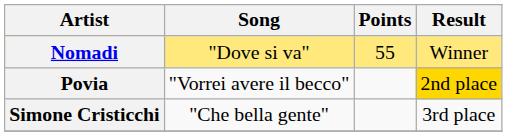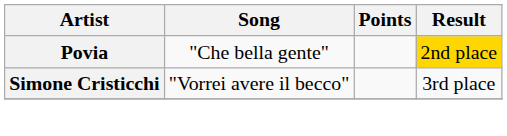- row: (84, 51)
(259, 83) "Vorrei avere il becco" -> (259, 51) "Che bella gente"
(259, 114) "Che bella gente" -> (259, 83) "Vorrei avere il becco"
